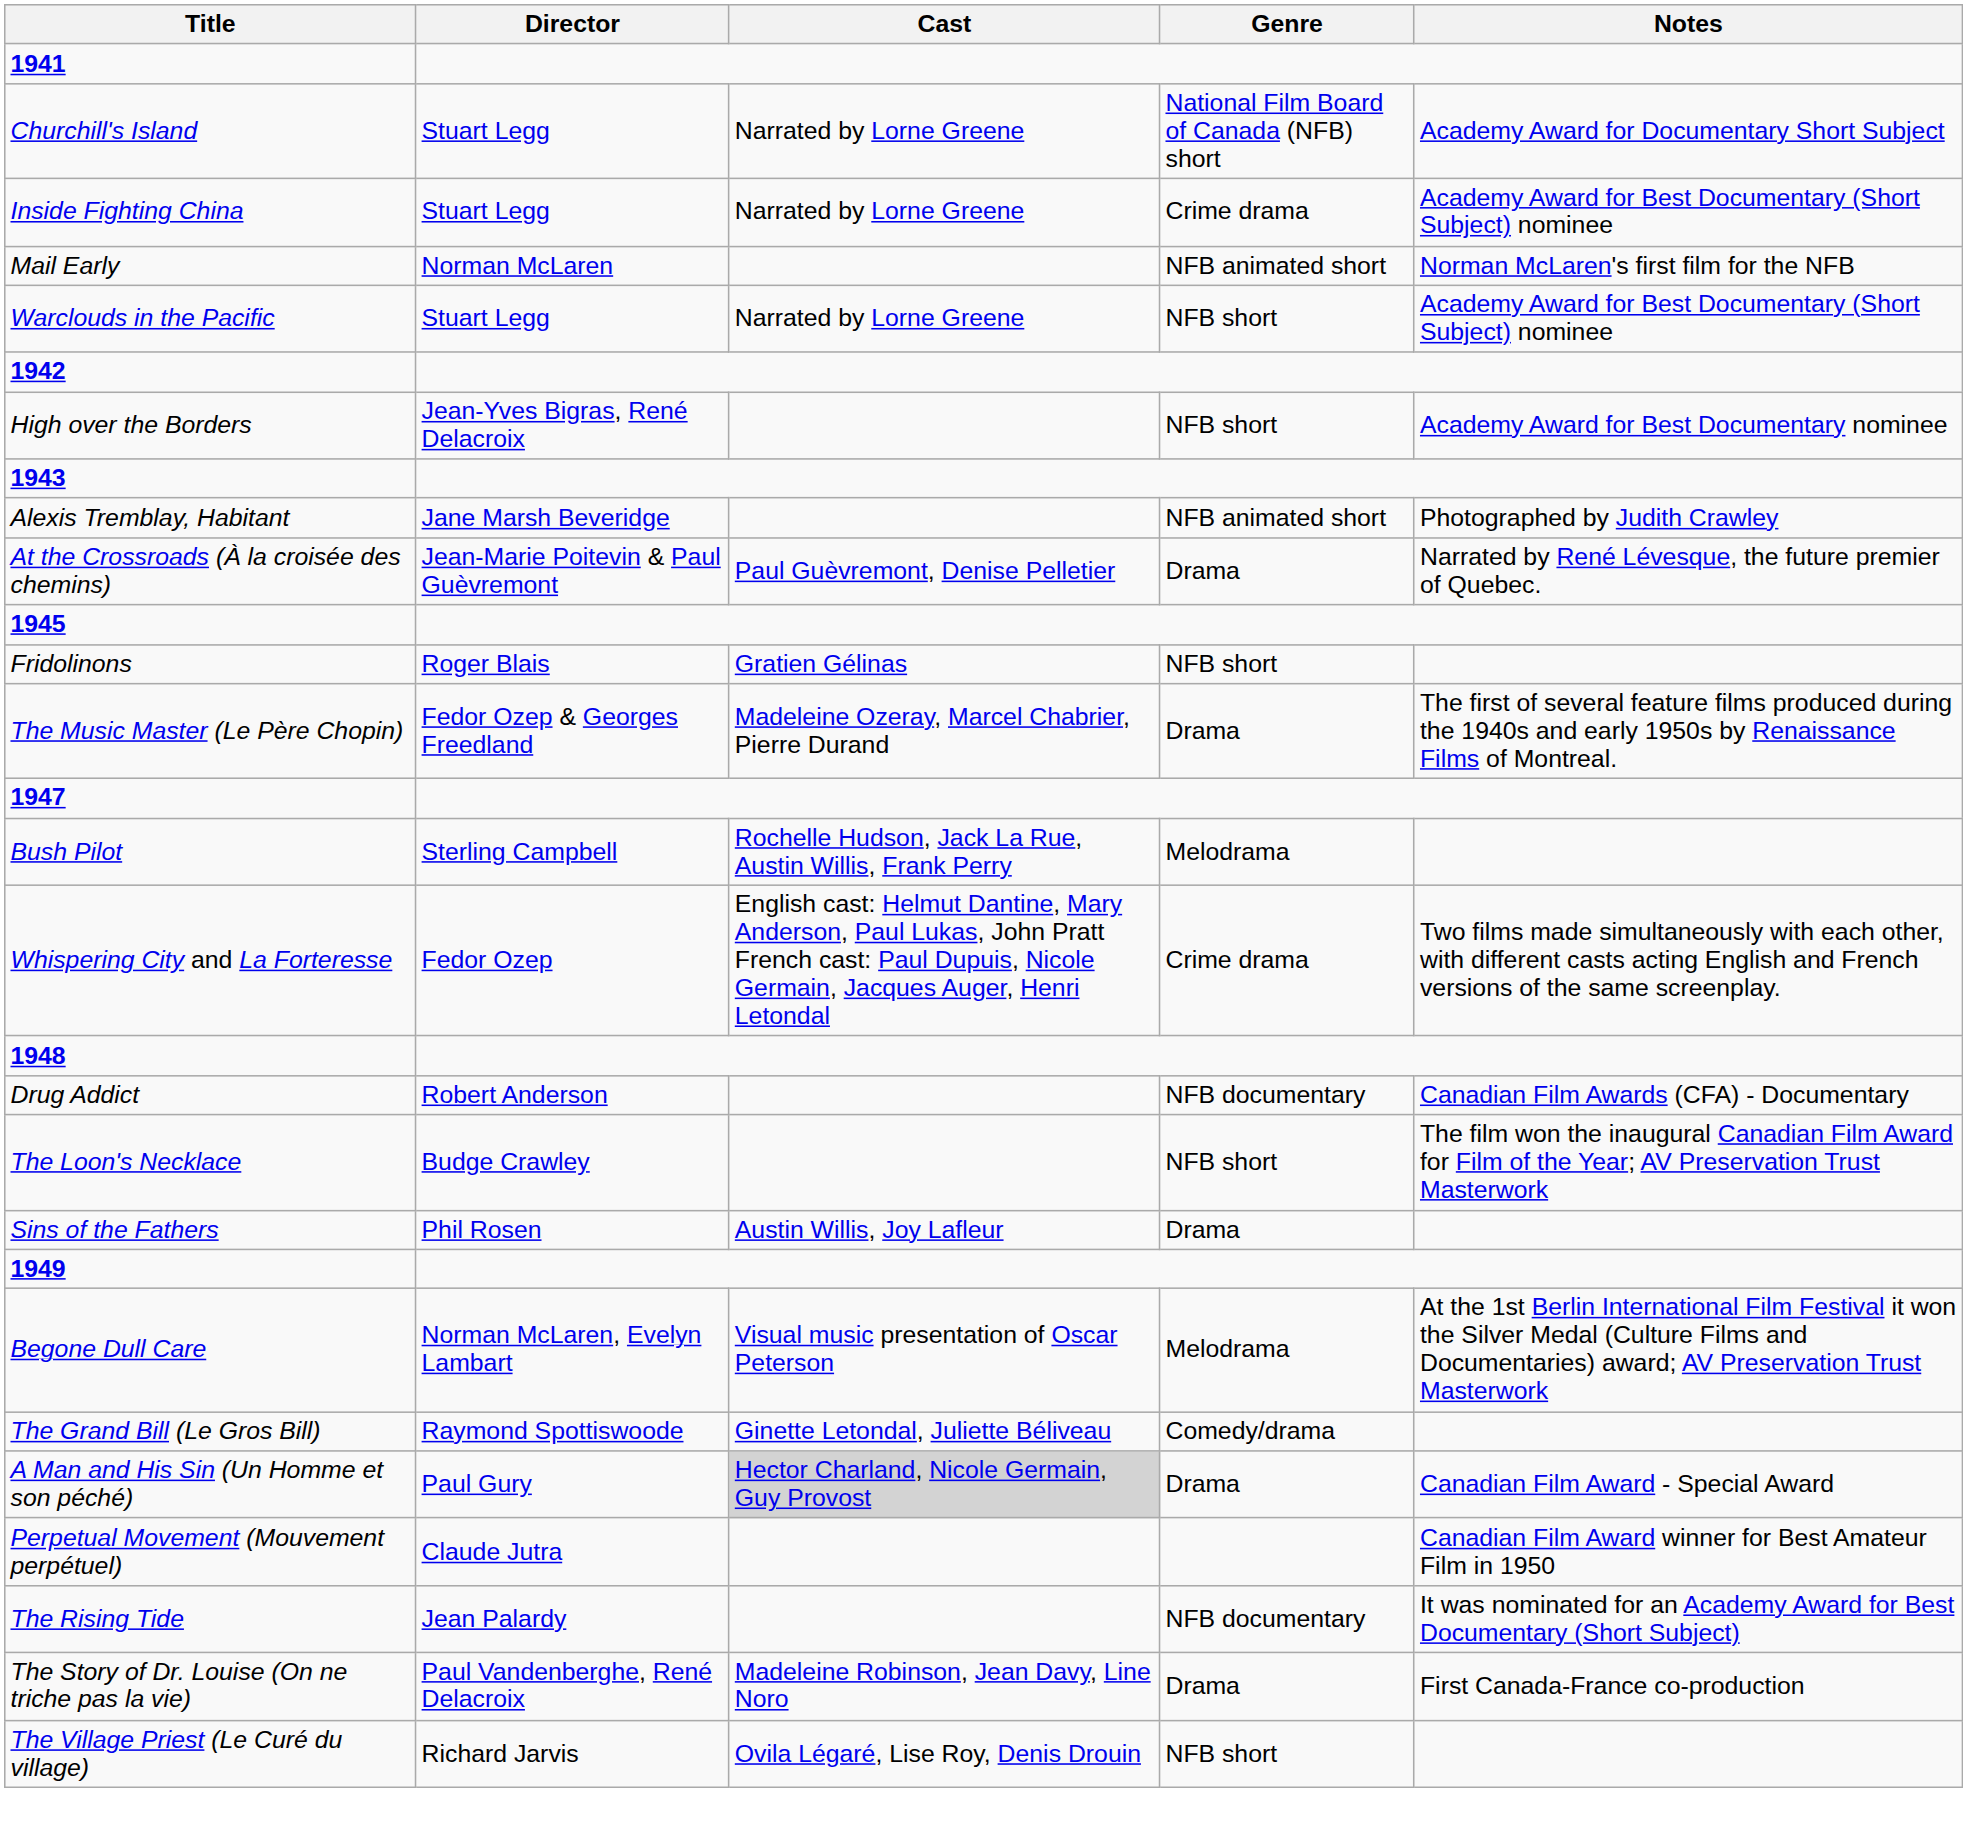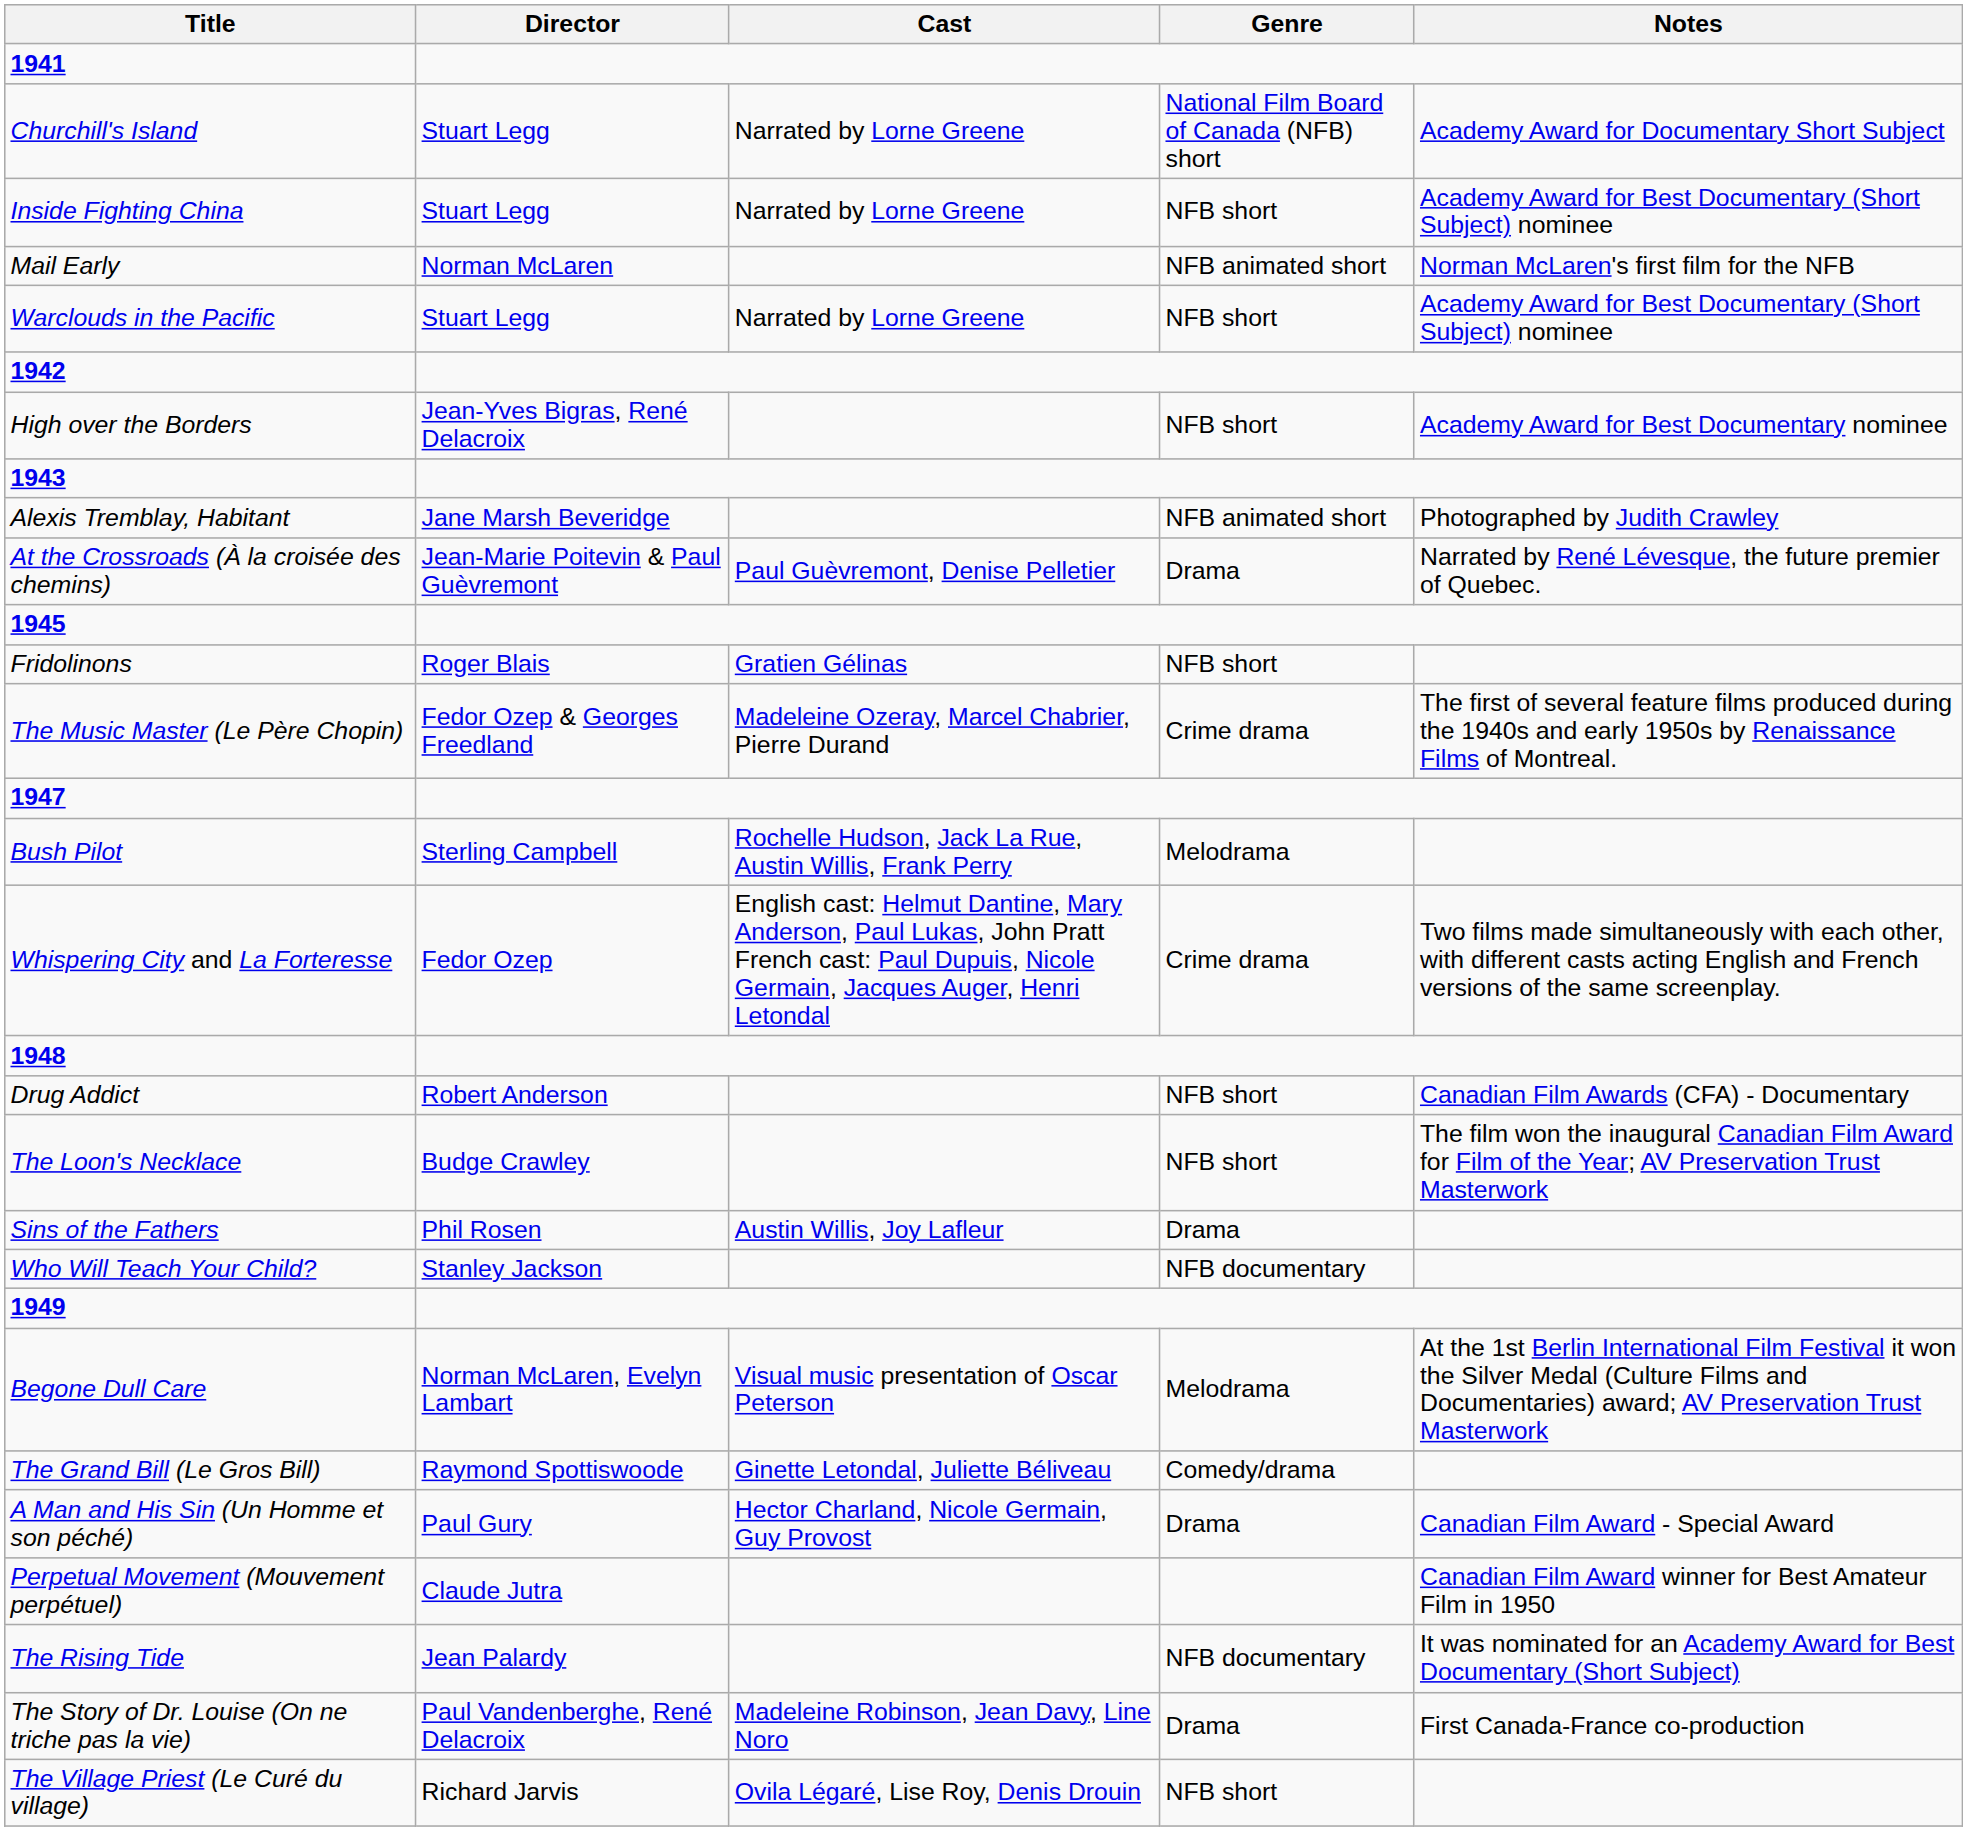(1237, 211) Crime drama -> (1221, 211) NFB short
(1203, 730) Drama -> (1237, 730) Crime drama
(1265, 1094) NFB documentary -> (1221, 1094) NFB short
+ row: (163, 1268)
(921, 1484) lightgrey background -> (921, 1523) no background
